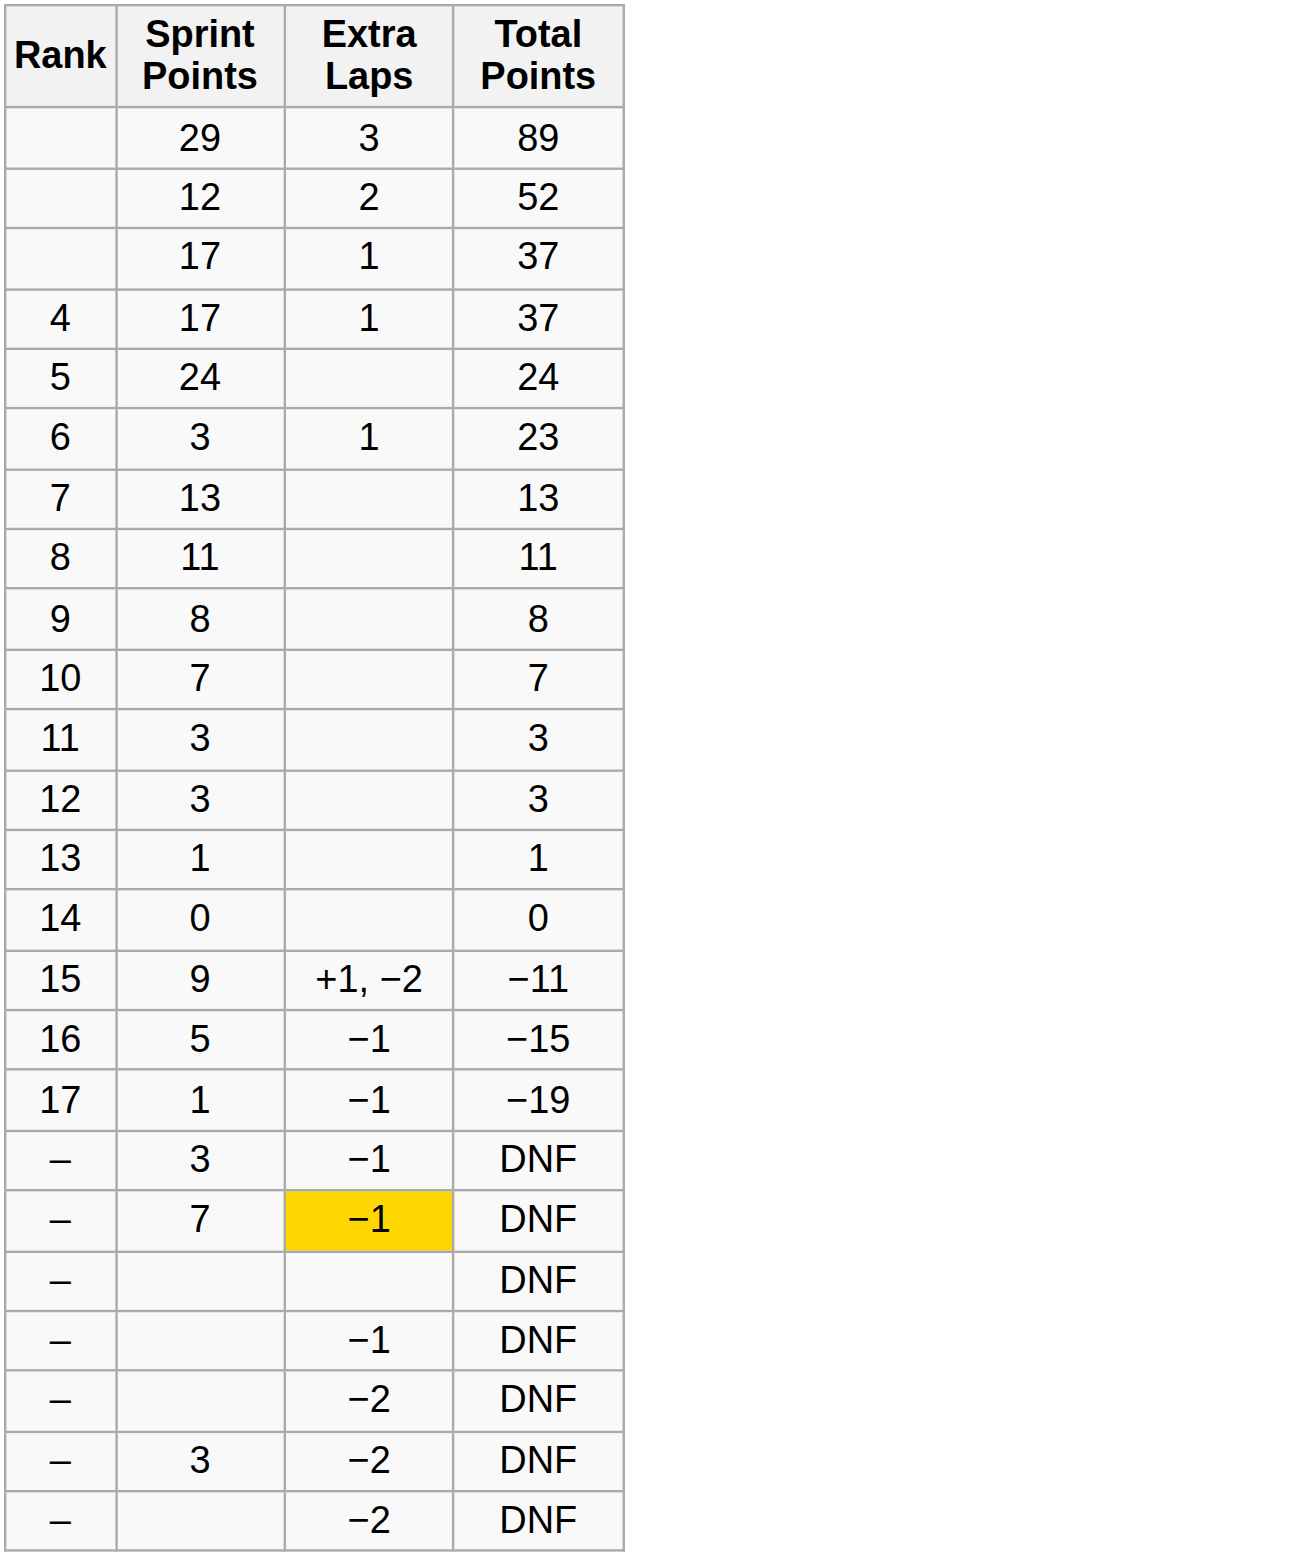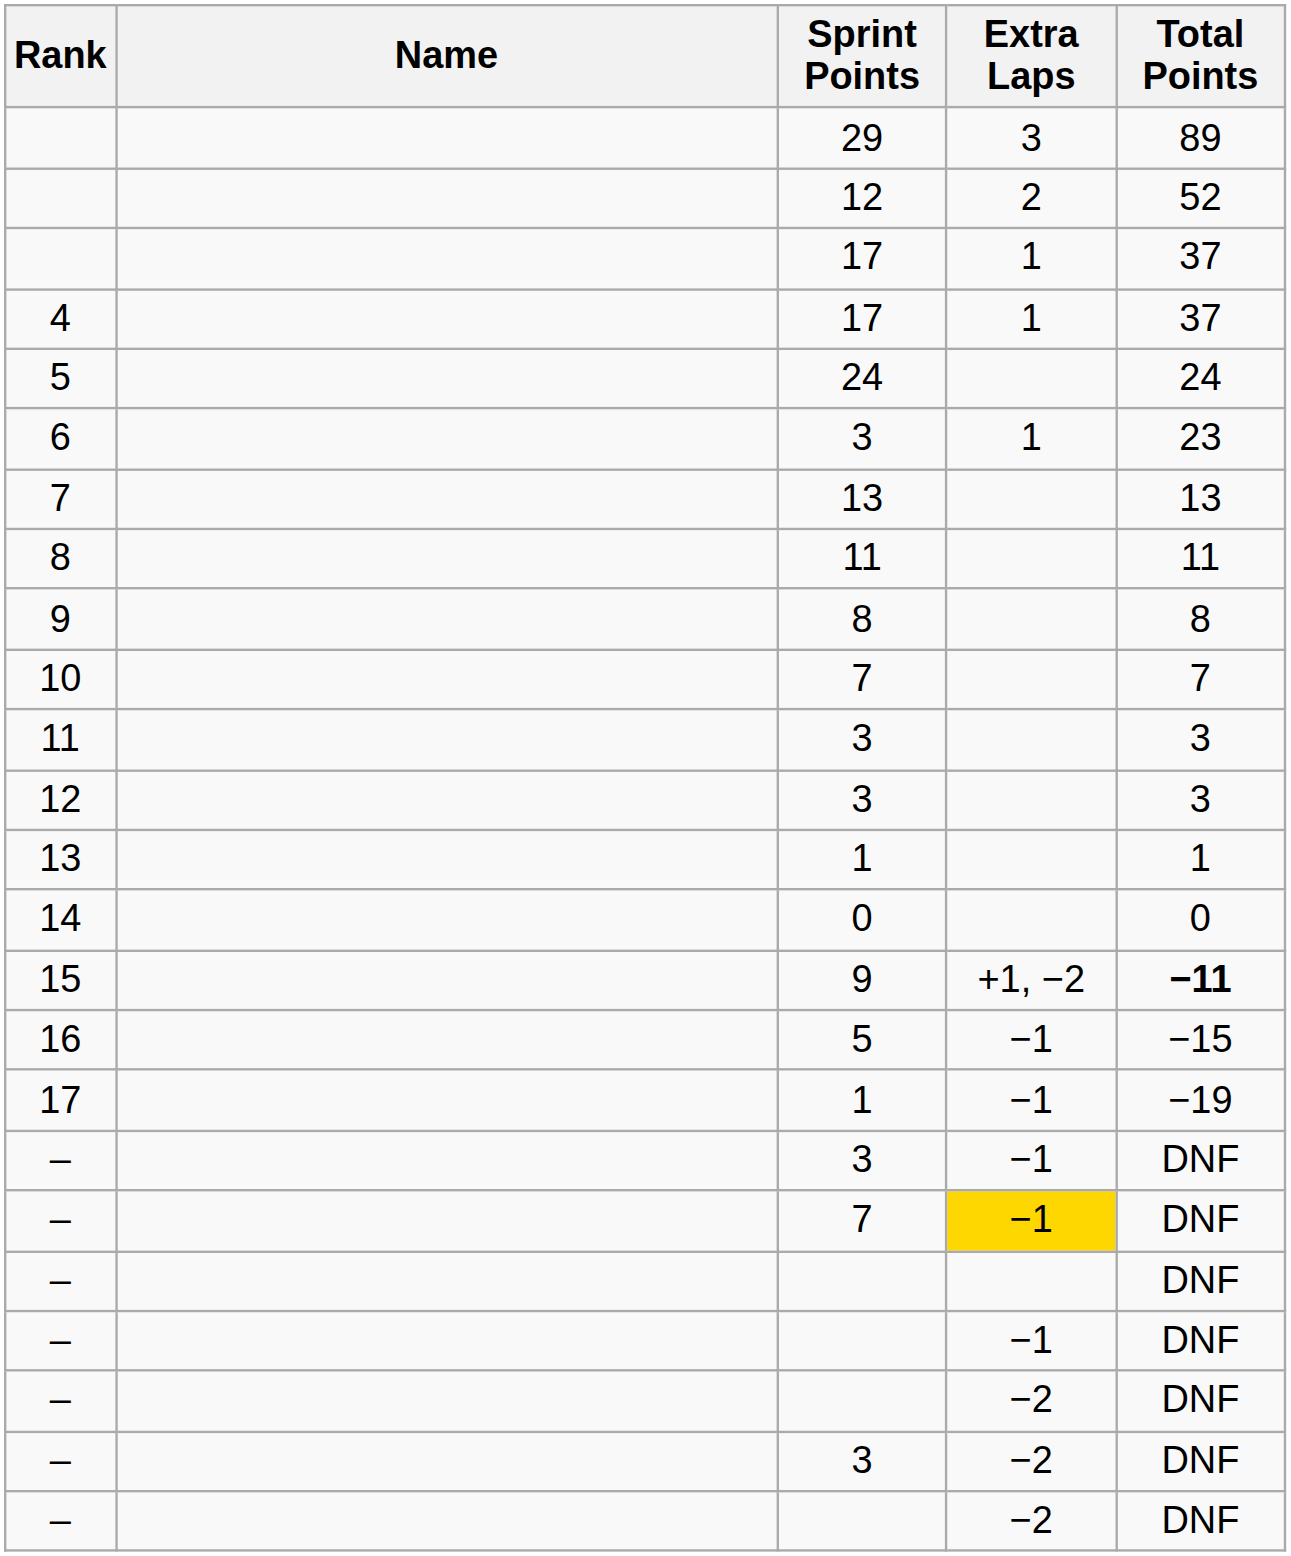+ column: (446, 55)
(538, 979) normal -> (1200, 979) bold
